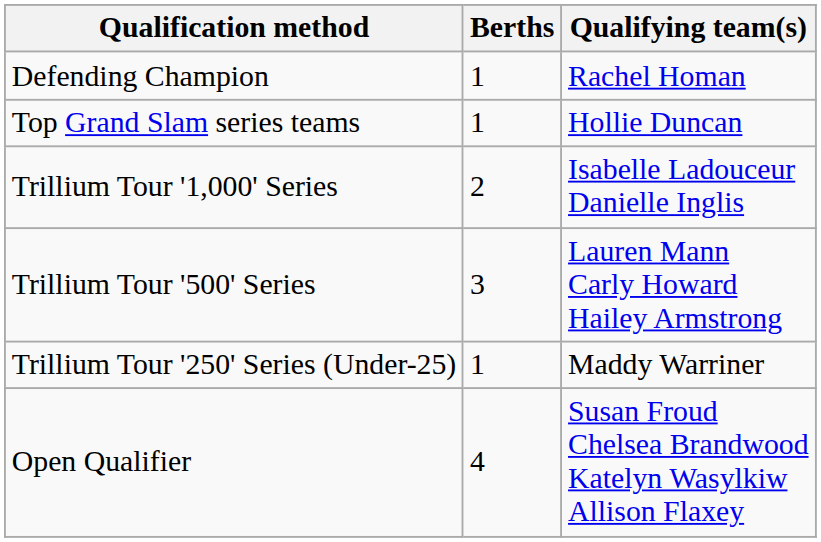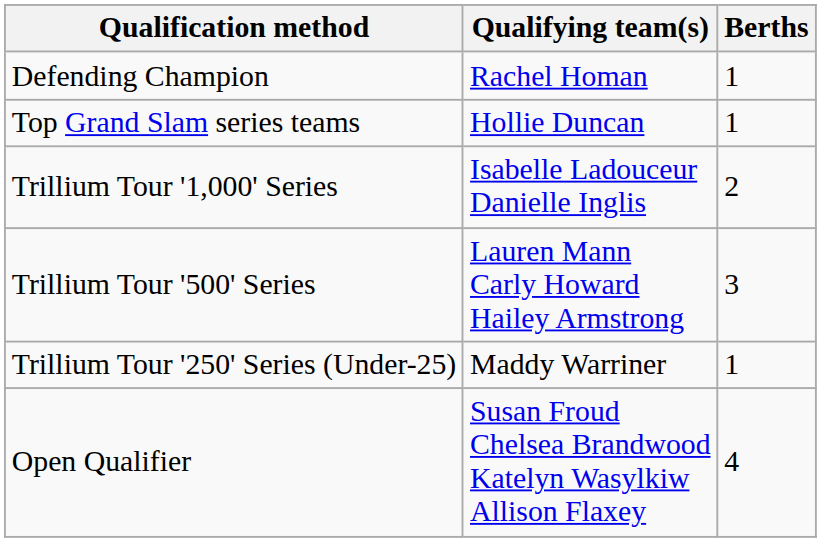columns swapped: (512, 28) <-> (688, 28)
